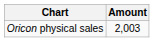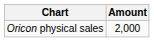(127, 28) 2,003 -> (127, 28) 2,000
